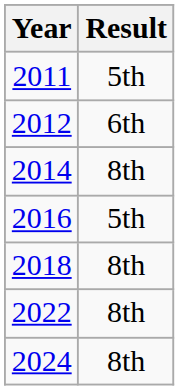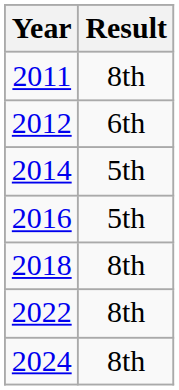(126, 75) 5th -> (126, 75) 8th
(126, 170) 8th -> (126, 170) 5th
